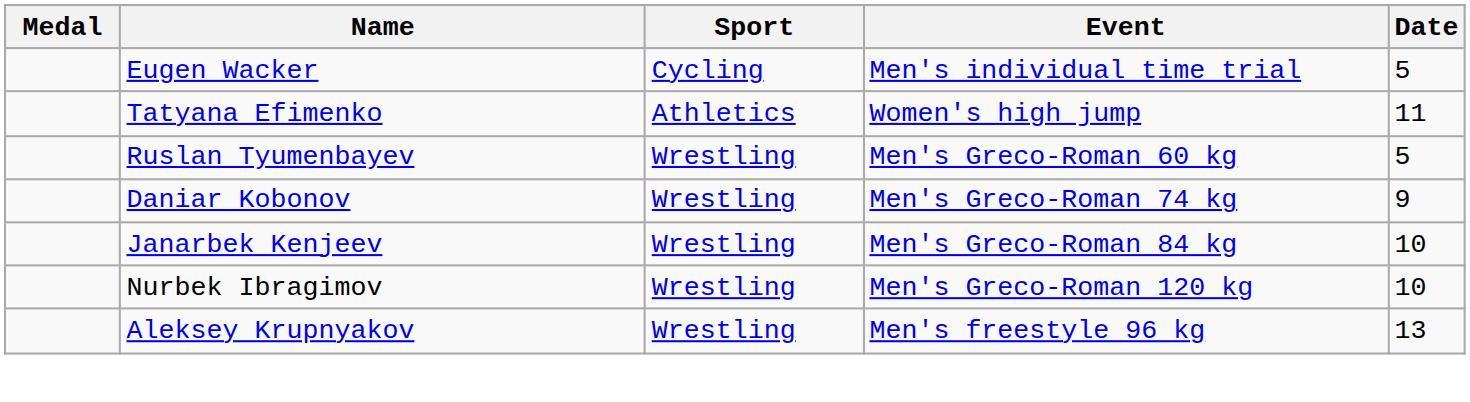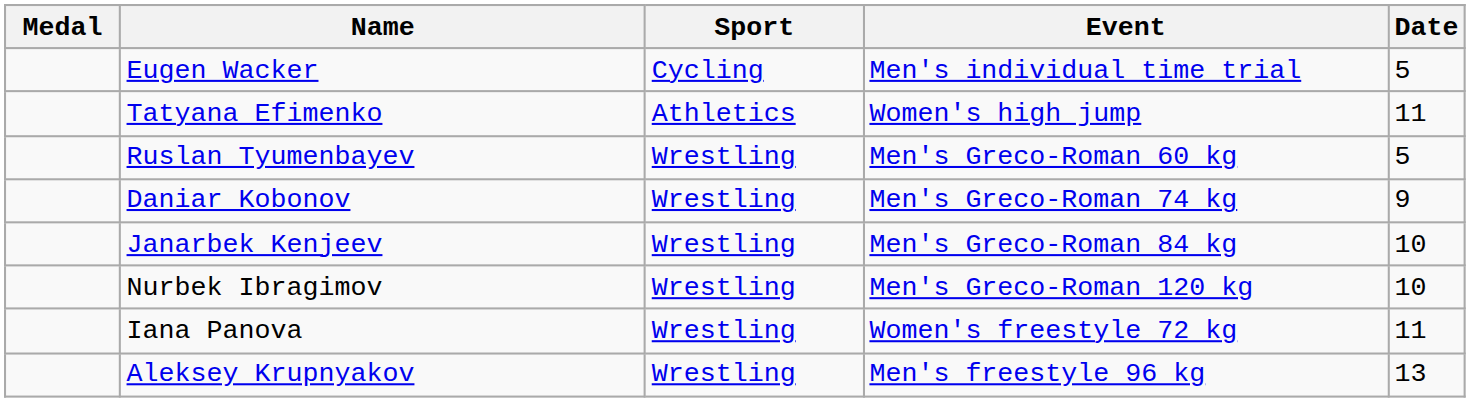+ row: (215, 331)
